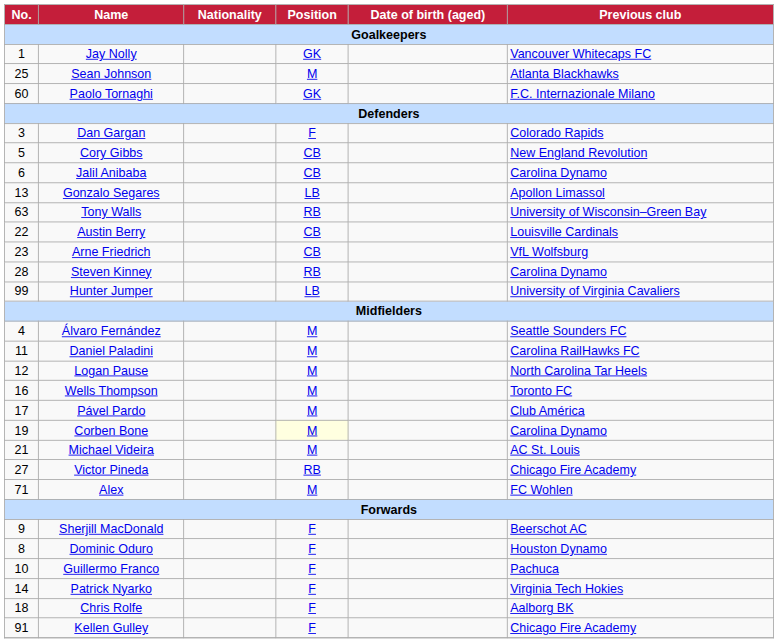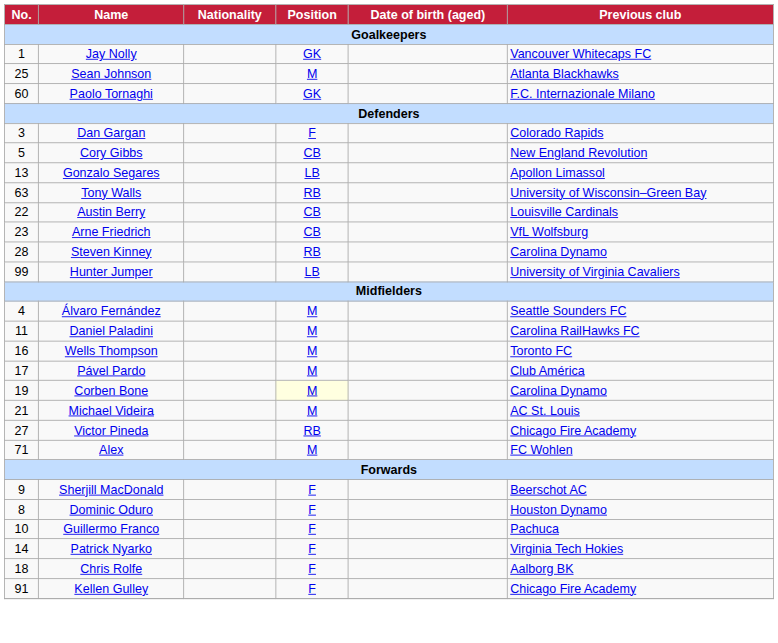- row: (111, 173)
- row: (111, 371)
